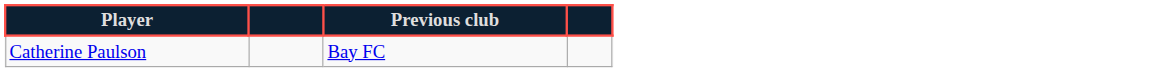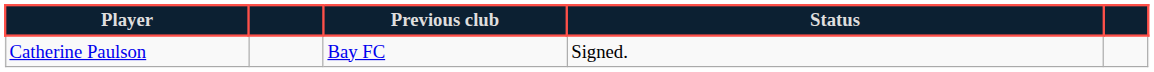+ column: (835, 20)
